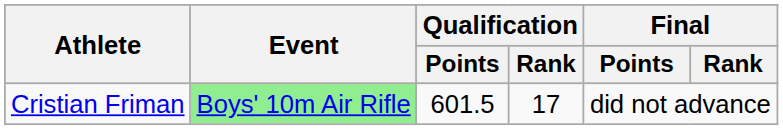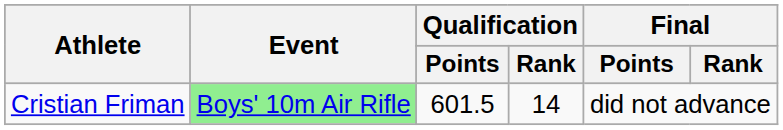(546, 104) 17 -> (546, 104) 14
